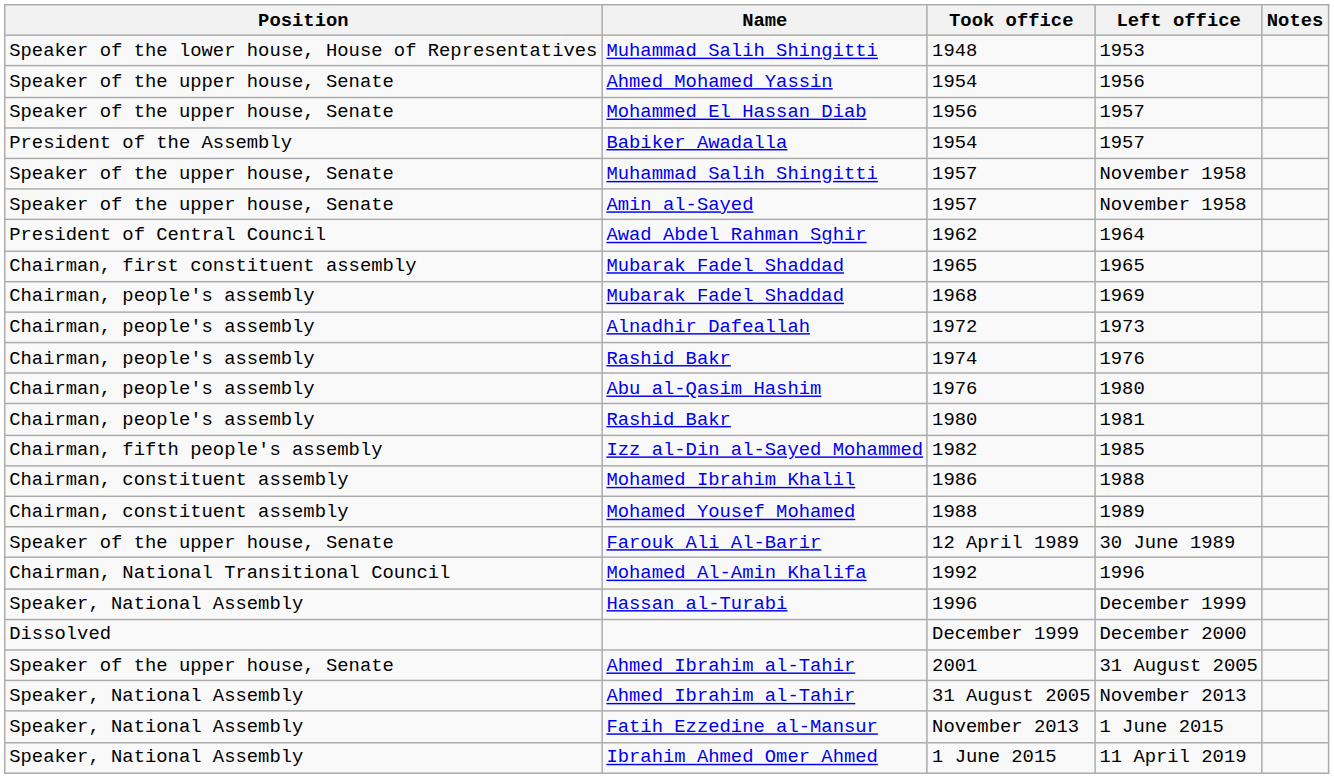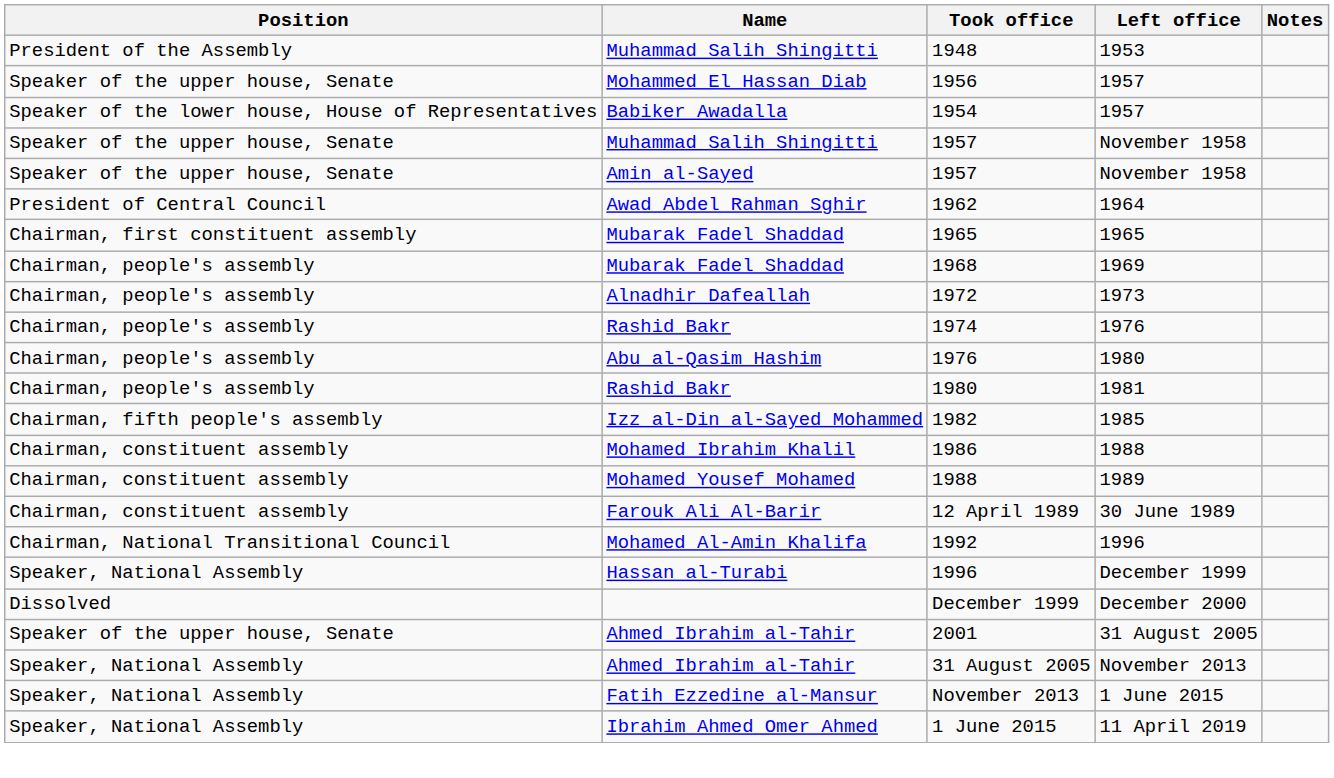(303, 51) Speaker of the lower house, House of Representatives -> (151, 51) President of the Assembly
- row: (720, 82)
(151, 143) President of the Assembly -> (303, 112) Speaker of the lower house, House of Representatives
(202, 542) Speaker of the upper house, Senate -> (179, 512) Chairman, constituent assembly
